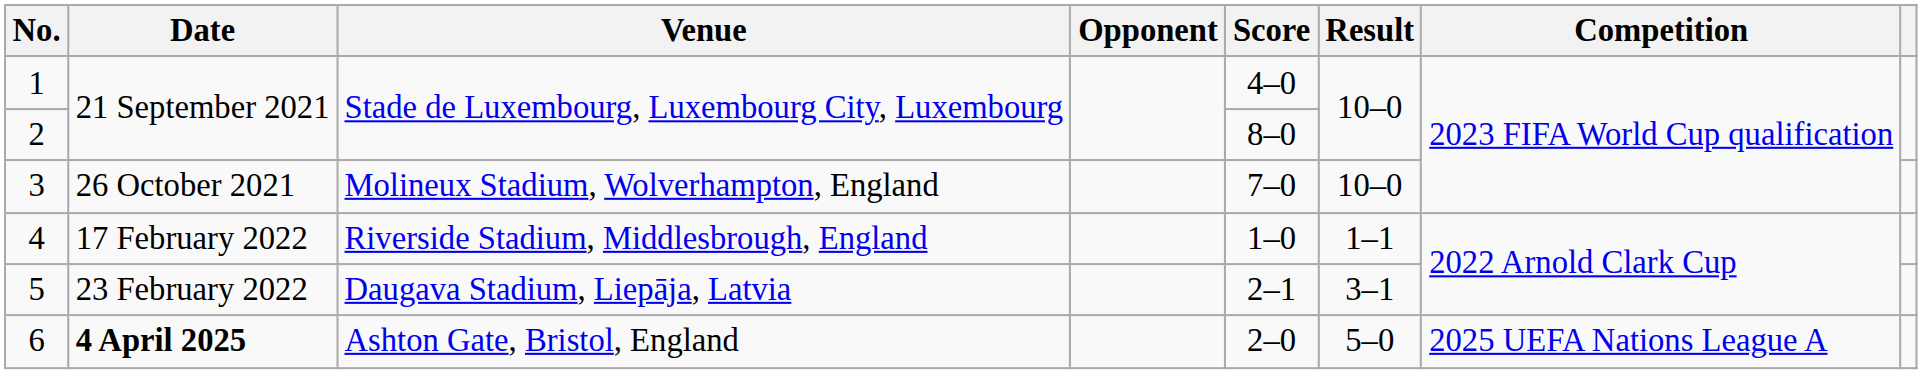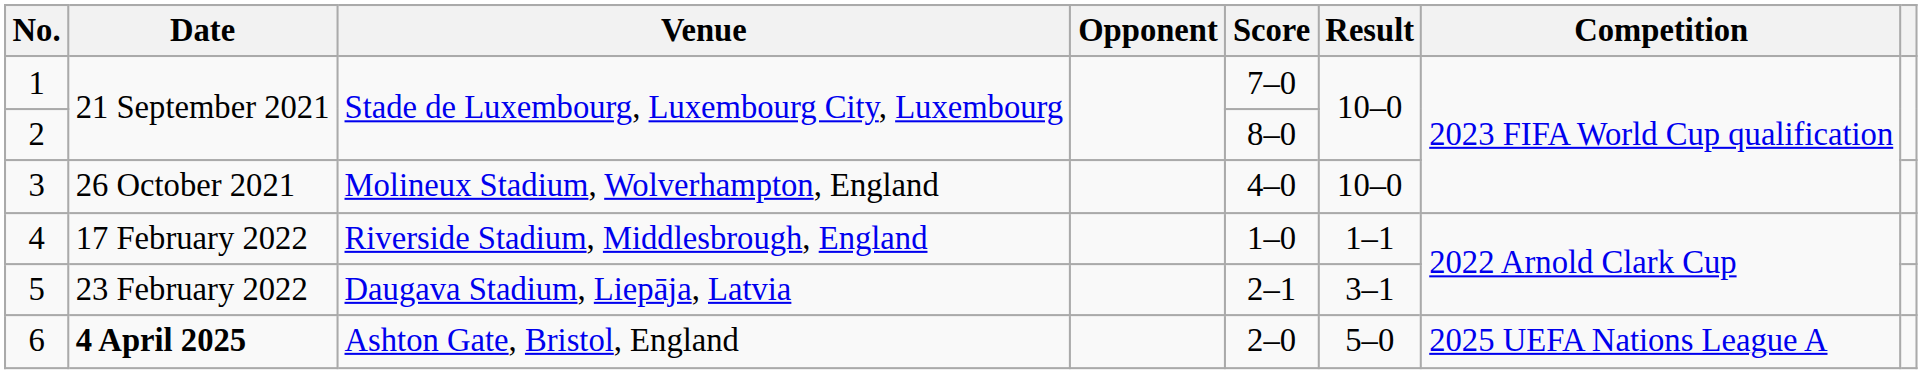(1272, 82) 4–0 -> (1272, 82) 7–0
(1272, 185) 7–0 -> (1272, 185) 4–0
